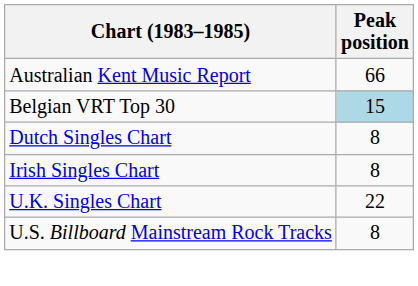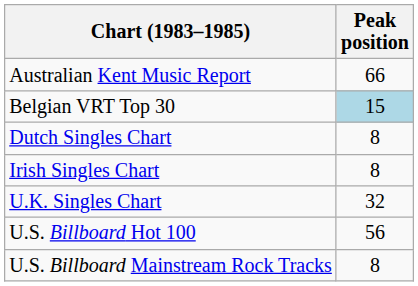(375, 201) 22 -> (375, 201) 32
+ row: (102, 233)
